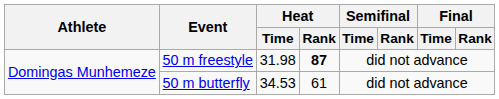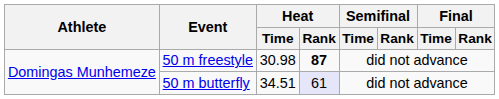(278, 60) 31.98 -> (278, 60) 30.98
(278, 83) 34.53 -> (278, 83) 34.51
(319, 83) no background -> (319, 83) lavender background
